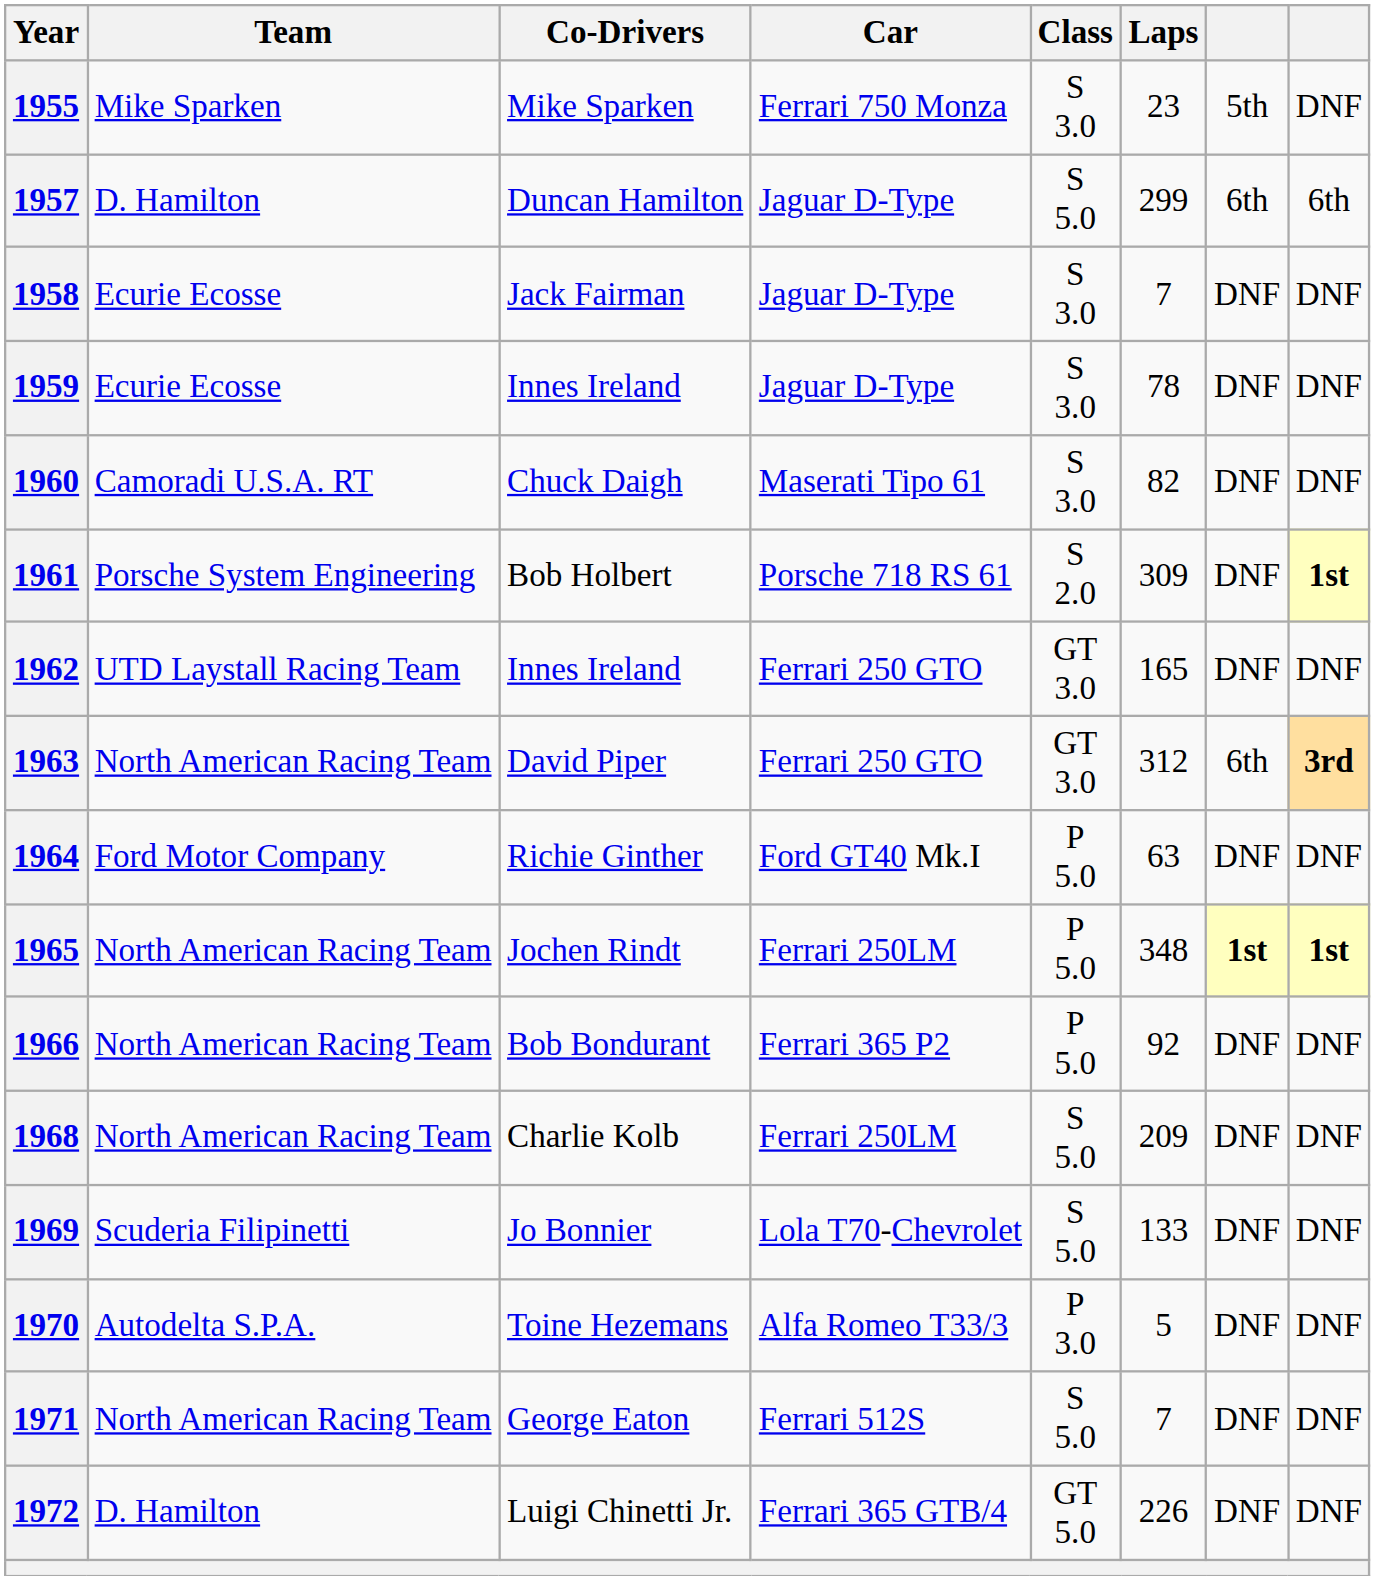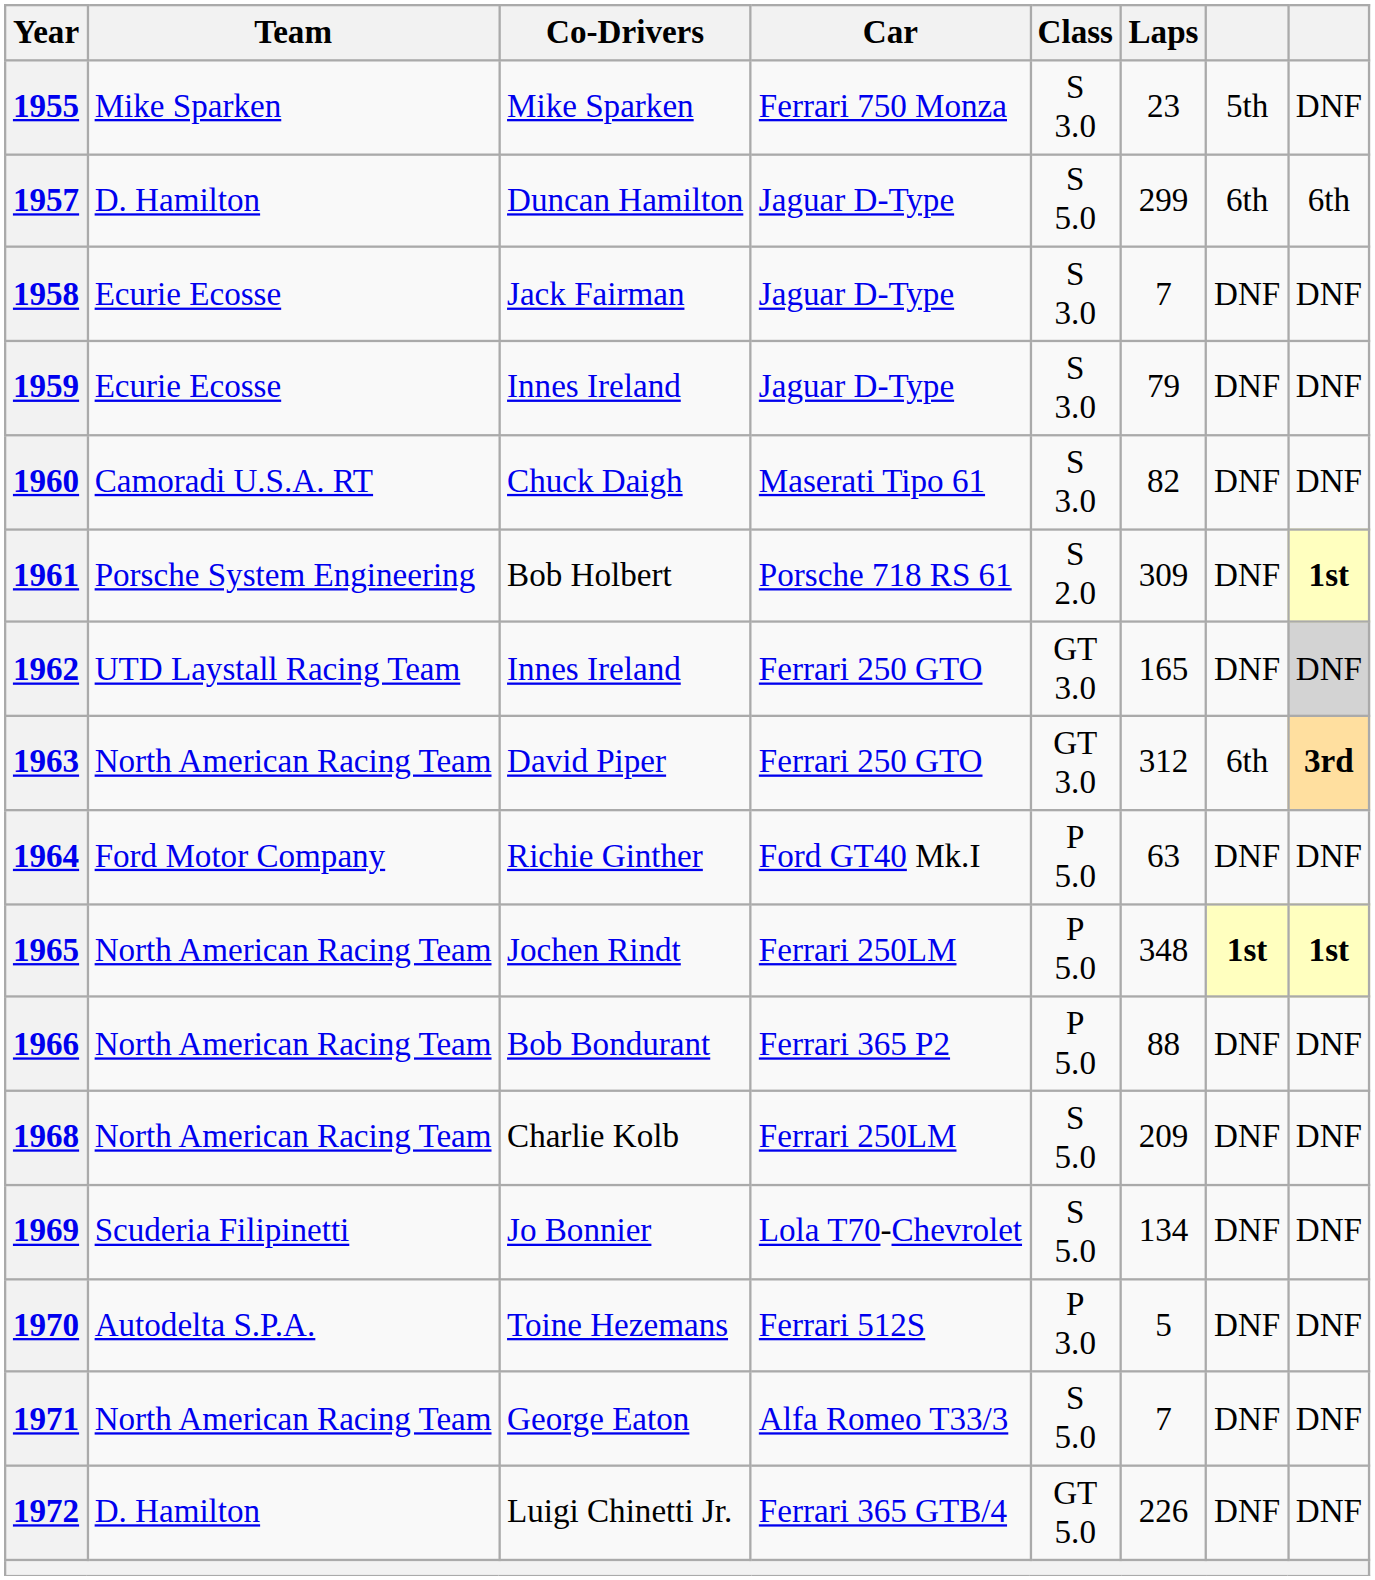(1163, 387) 78 -> (1163, 387) 79
(1329, 668) no background -> (1329, 668) lightgrey background
(1163, 1043) 92 -> (1163, 1043) 88
(1163, 1231) 133 -> (1163, 1231) 134
(884, 1324) Alfa Romeo T33/3 -> (842, 1324) Ferrari 512S
(842, 1418) Ferrari 512S -> (884, 1418) Alfa Romeo T33/3
